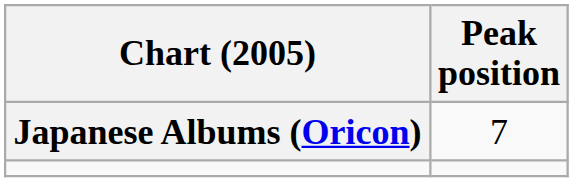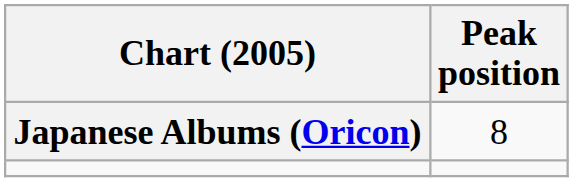(499, 130) 7 -> (499, 130) 8
